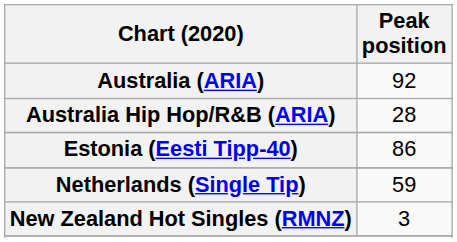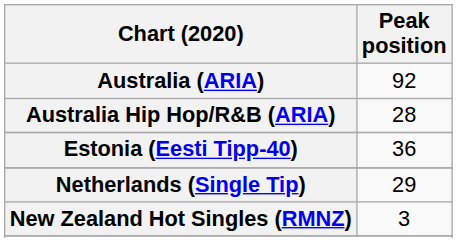(404, 149) 86 -> (404, 149) 36
(404, 184) 59 -> (404, 184) 29
